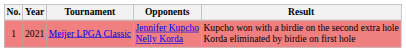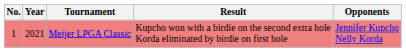columns swapped: (167, 12) <-> (301, 12)
